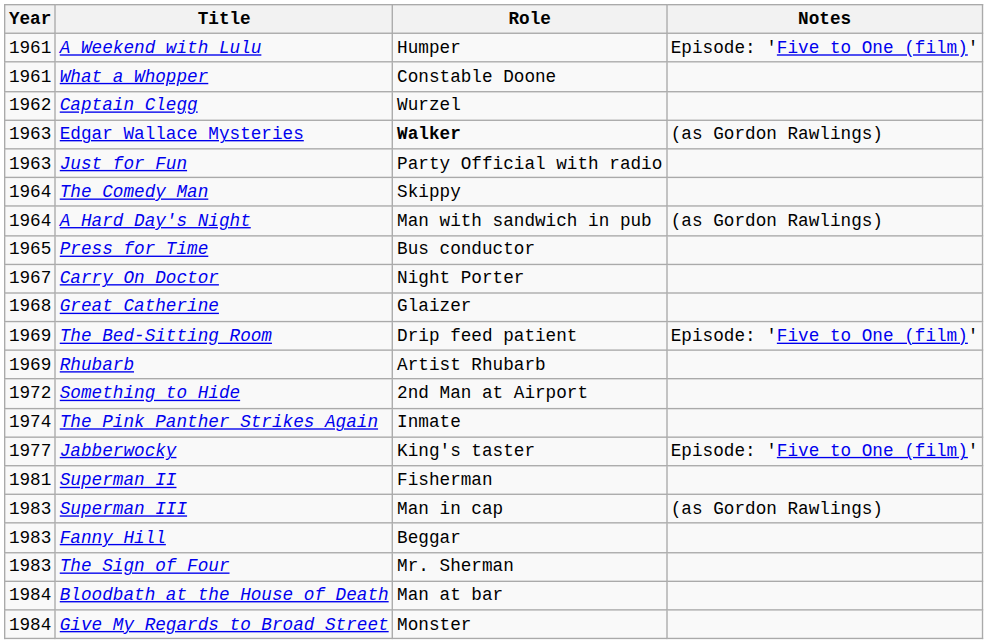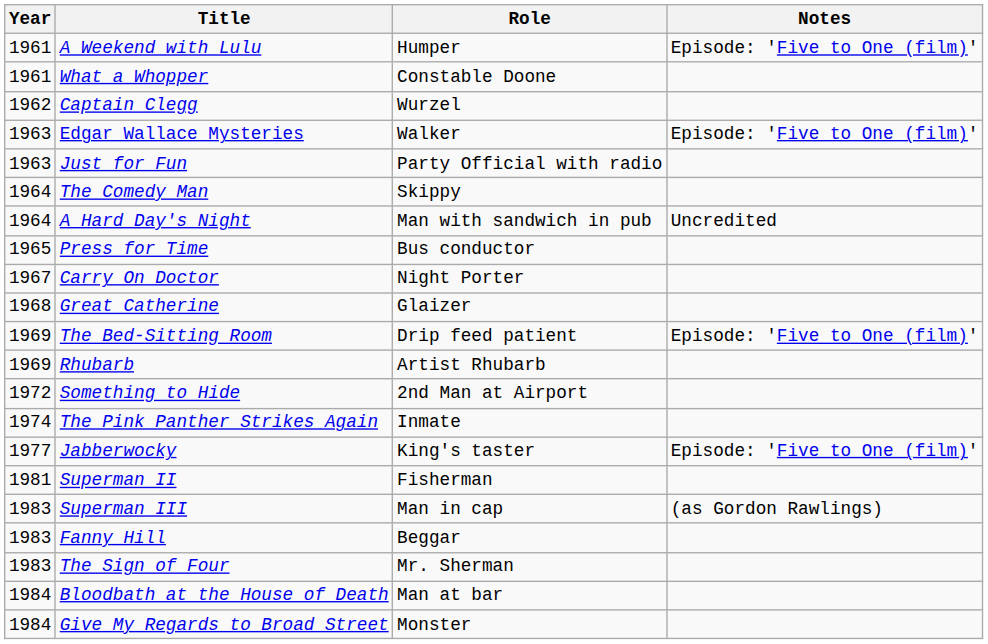(429, 134) bold -> (429, 134) normal
(777, 134) (as Gordon Rawlings) -> (825, 134) Episode: 'Five to One (film)'
(777, 221) (as Gordon Rawlings) -> (724, 221) Uncredited
